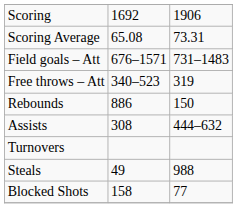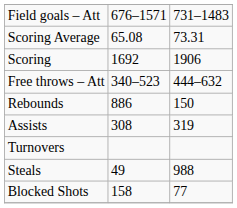rows swapped: (29, 15) <-> (54, 59)
(184, 81) 319 -> (198, 81) 444–632
(198, 125) 444–632 -> (184, 125) 319
